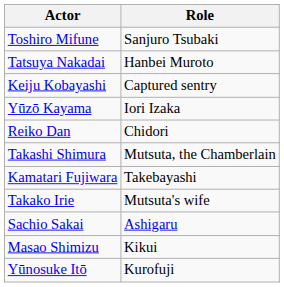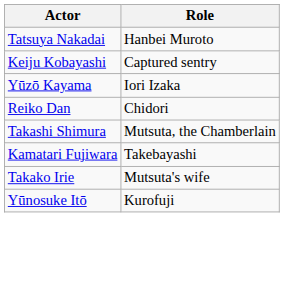- row: (53, 39)
- row: (46, 223)
- row: (53, 246)
